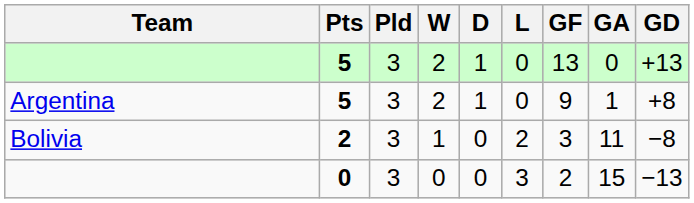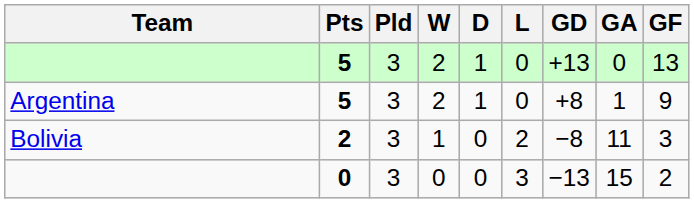columns swapped: (565, 23) <-> (662, 23)
